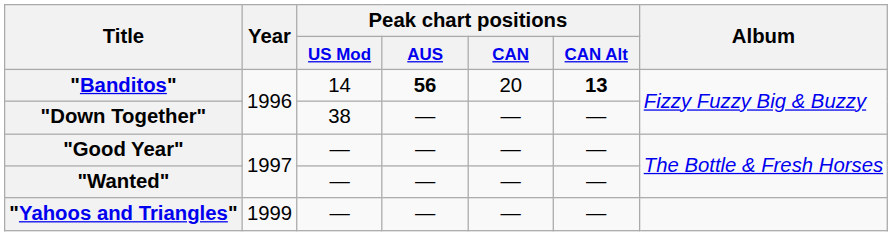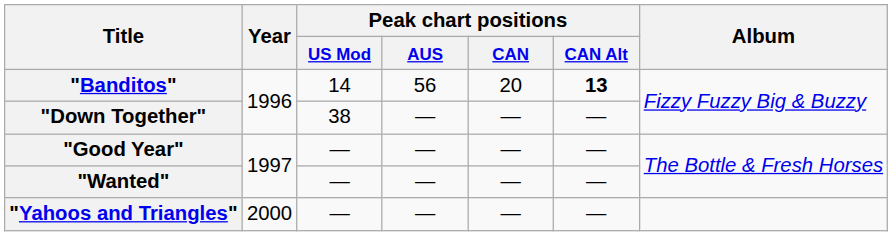(425, 85) bold -> (425, 85) normal
(269, 213) 1999 -> (269, 213) 2000
